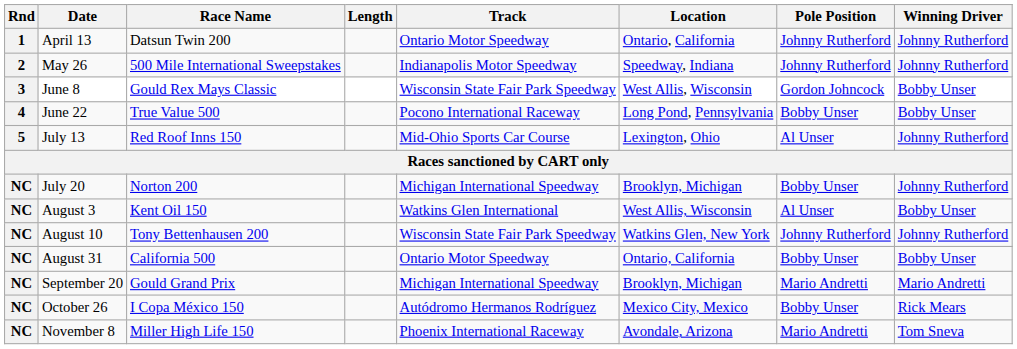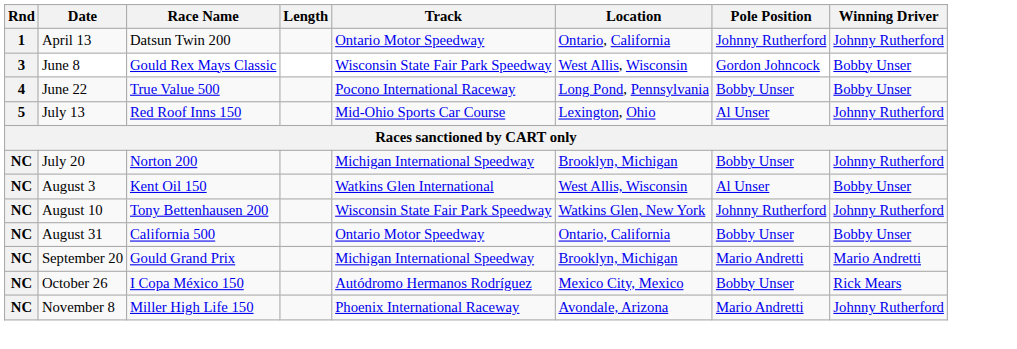- row: (65, 64)
(931, 331) Tom Sneva -> (889, 307) Johnny Rutherford
